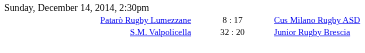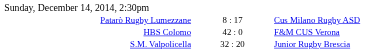+ row: (167, 32)
